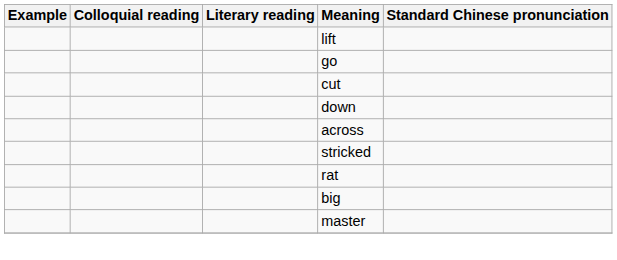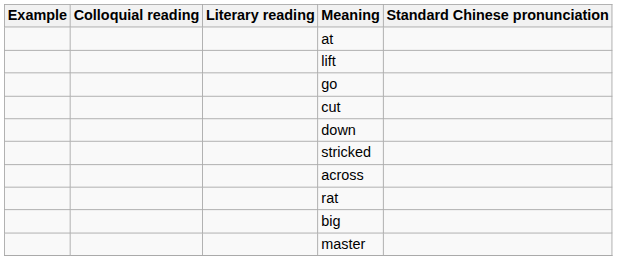+ row: (327, 38)
rows swapped: (343, 130) <-> (346, 152)
